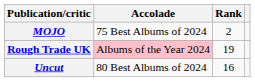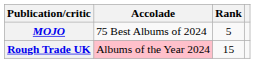(229, 31) 2 -> (229, 31) 5
(229, 49) 19 -> (229, 49) 15
- row: (49, 67)
